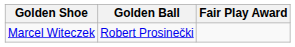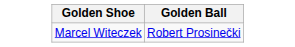- column: (243, 13)
